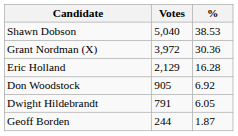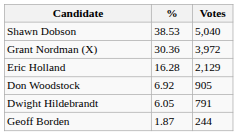columns swapped: (172, 13) <-> (213, 13)
